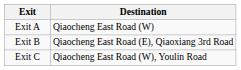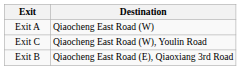rows swapped: (28, 42) <-> (28, 57)
